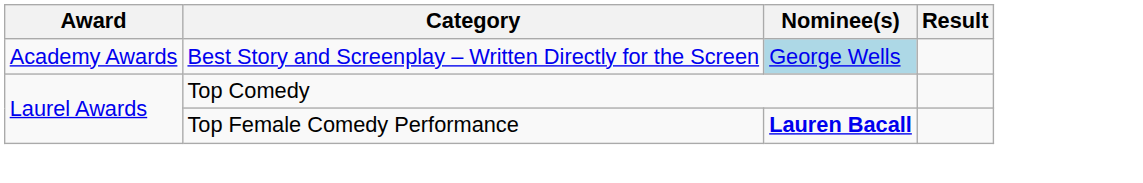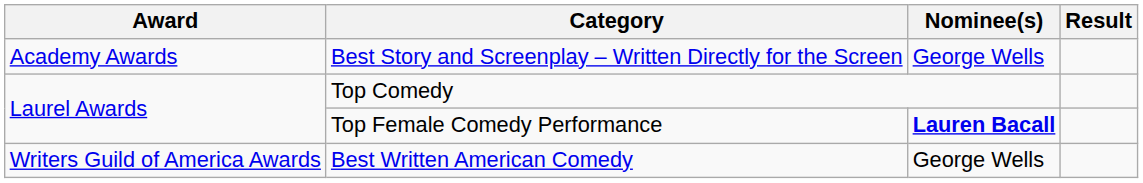(835, 56) lightblue background -> (978, 56) no background
+ row: (482, 159)
